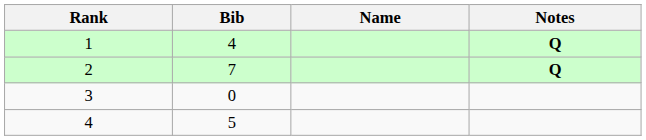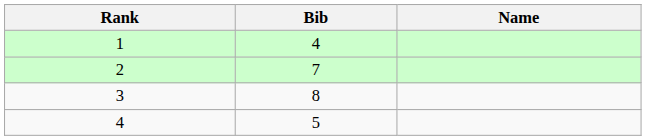- column: (555, 17)
(232, 95) 0 -> (316, 95) 8
